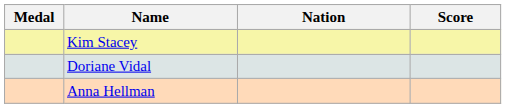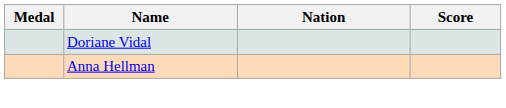- row: (102, 41)
